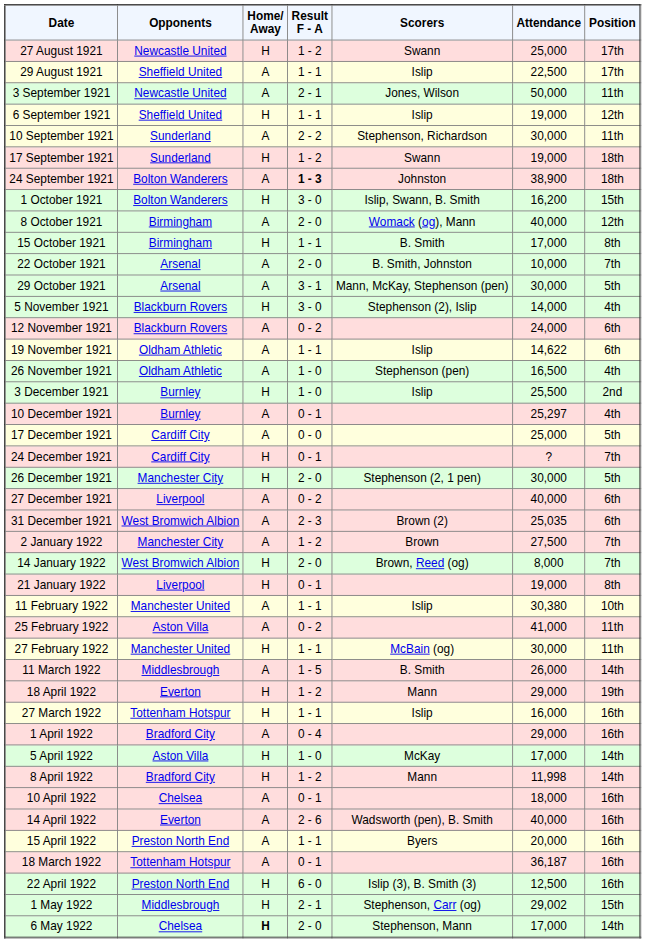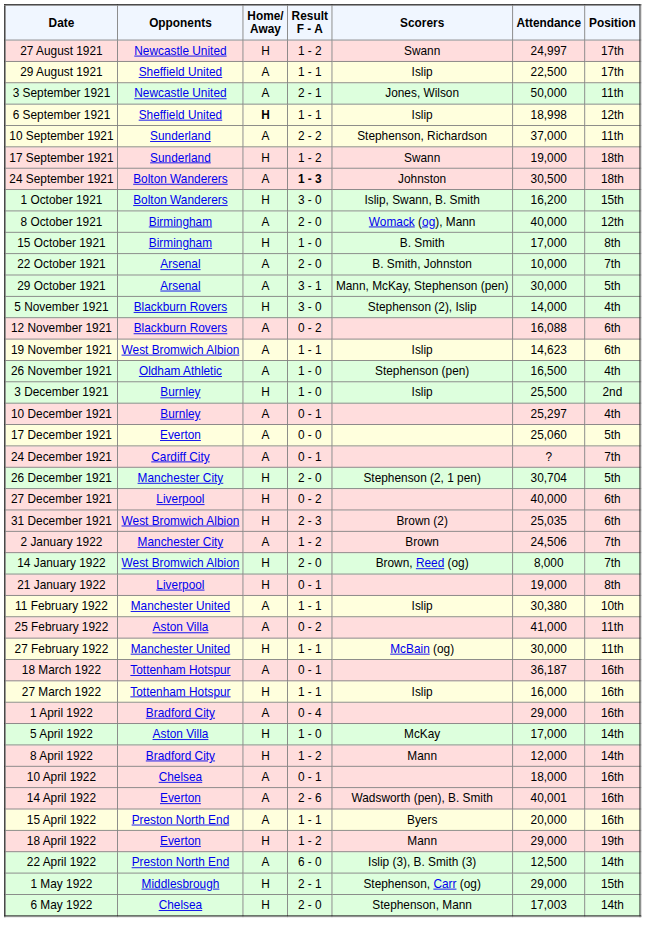(549, 51) 25,000 -> (549, 51) 24,997
(265, 115) normal -> (265, 115) bold
(549, 115) 19,000 -> (549, 115) 18,998
(549, 136) 30,000 -> (549, 136) 37,000
(549, 179) 38,900 -> (549, 179) 30,500
(310, 243) 1 - 1 -> (310, 243) 1 - 0
(549, 328) 24,000 -> (549, 328) 16,088
(180, 350) Oldham Athletic -> (180, 350) West Bromwich Albion
(549, 350) 14,622 -> (549, 350) 14,623
(180, 435) Cardiff City -> (180, 435) Everton
(549, 435) 25,000 -> (549, 435) 25,060
(265, 457) H -> (265, 457) A
(549, 478) 30,000 -> (549, 478) 30,704
(265, 499) A -> (265, 499) H
(265, 521) A -> (265, 521) H
(549, 542) 27,500 -> (549, 542) 24,506
- row: (61, 670)
rows swapped: (61, 862) <-> (61, 692)
(549, 777) 11,998 -> (549, 756) 12,000
(549, 820) 40,000 -> (549, 798) 40,001
(265, 884) H -> (265, 862) A
(612, 884) 16th -> (612, 862) 14th
(549, 905) 29,002 -> (549, 884) 29,000
(265, 926) bold -> (265, 905) normal
(549, 926) 17,000 -> (549, 905) 17,003
